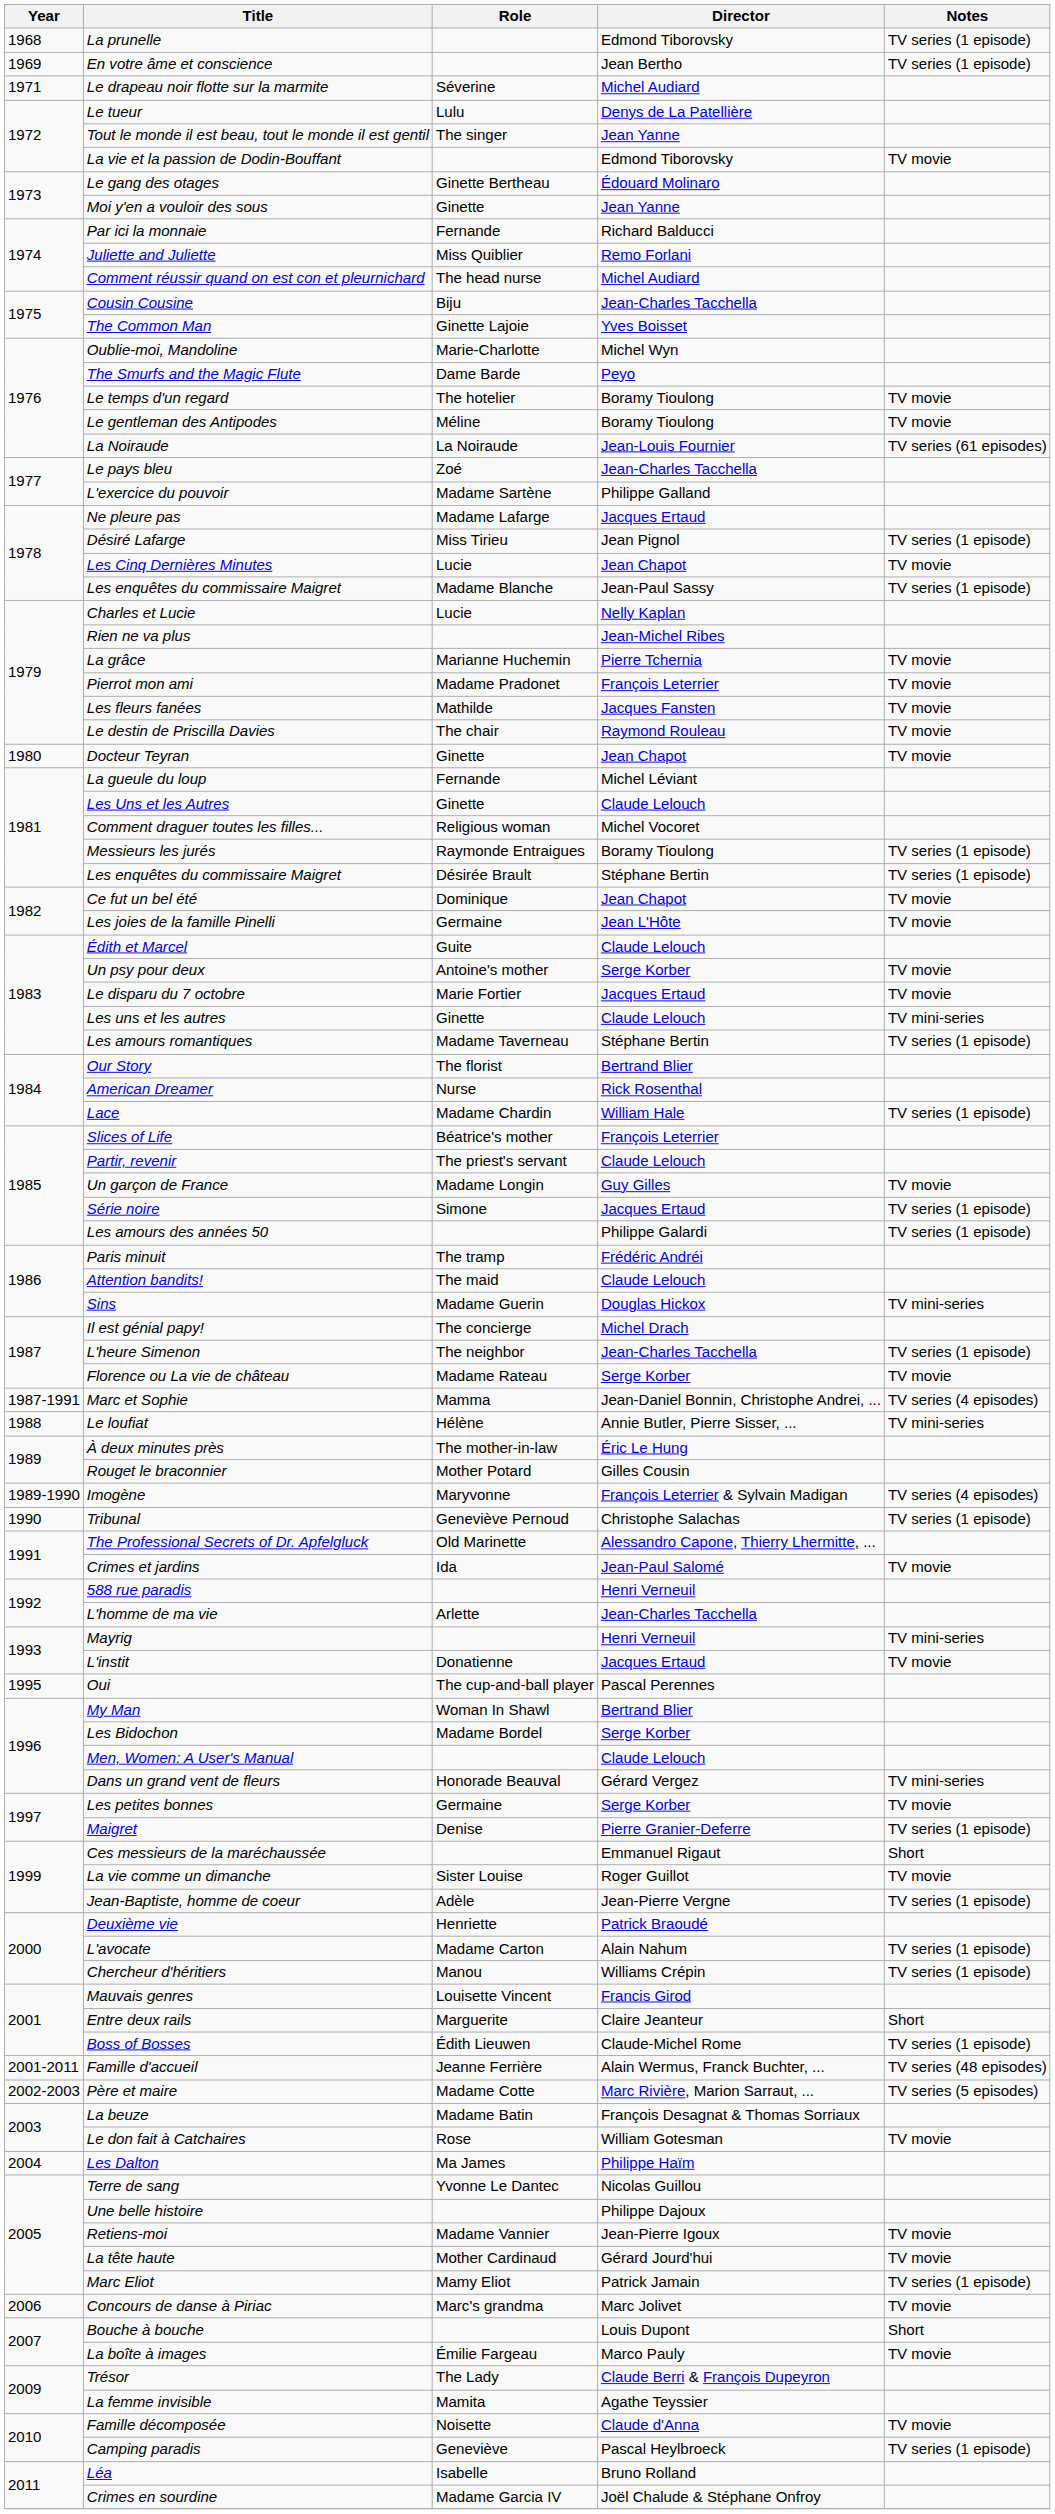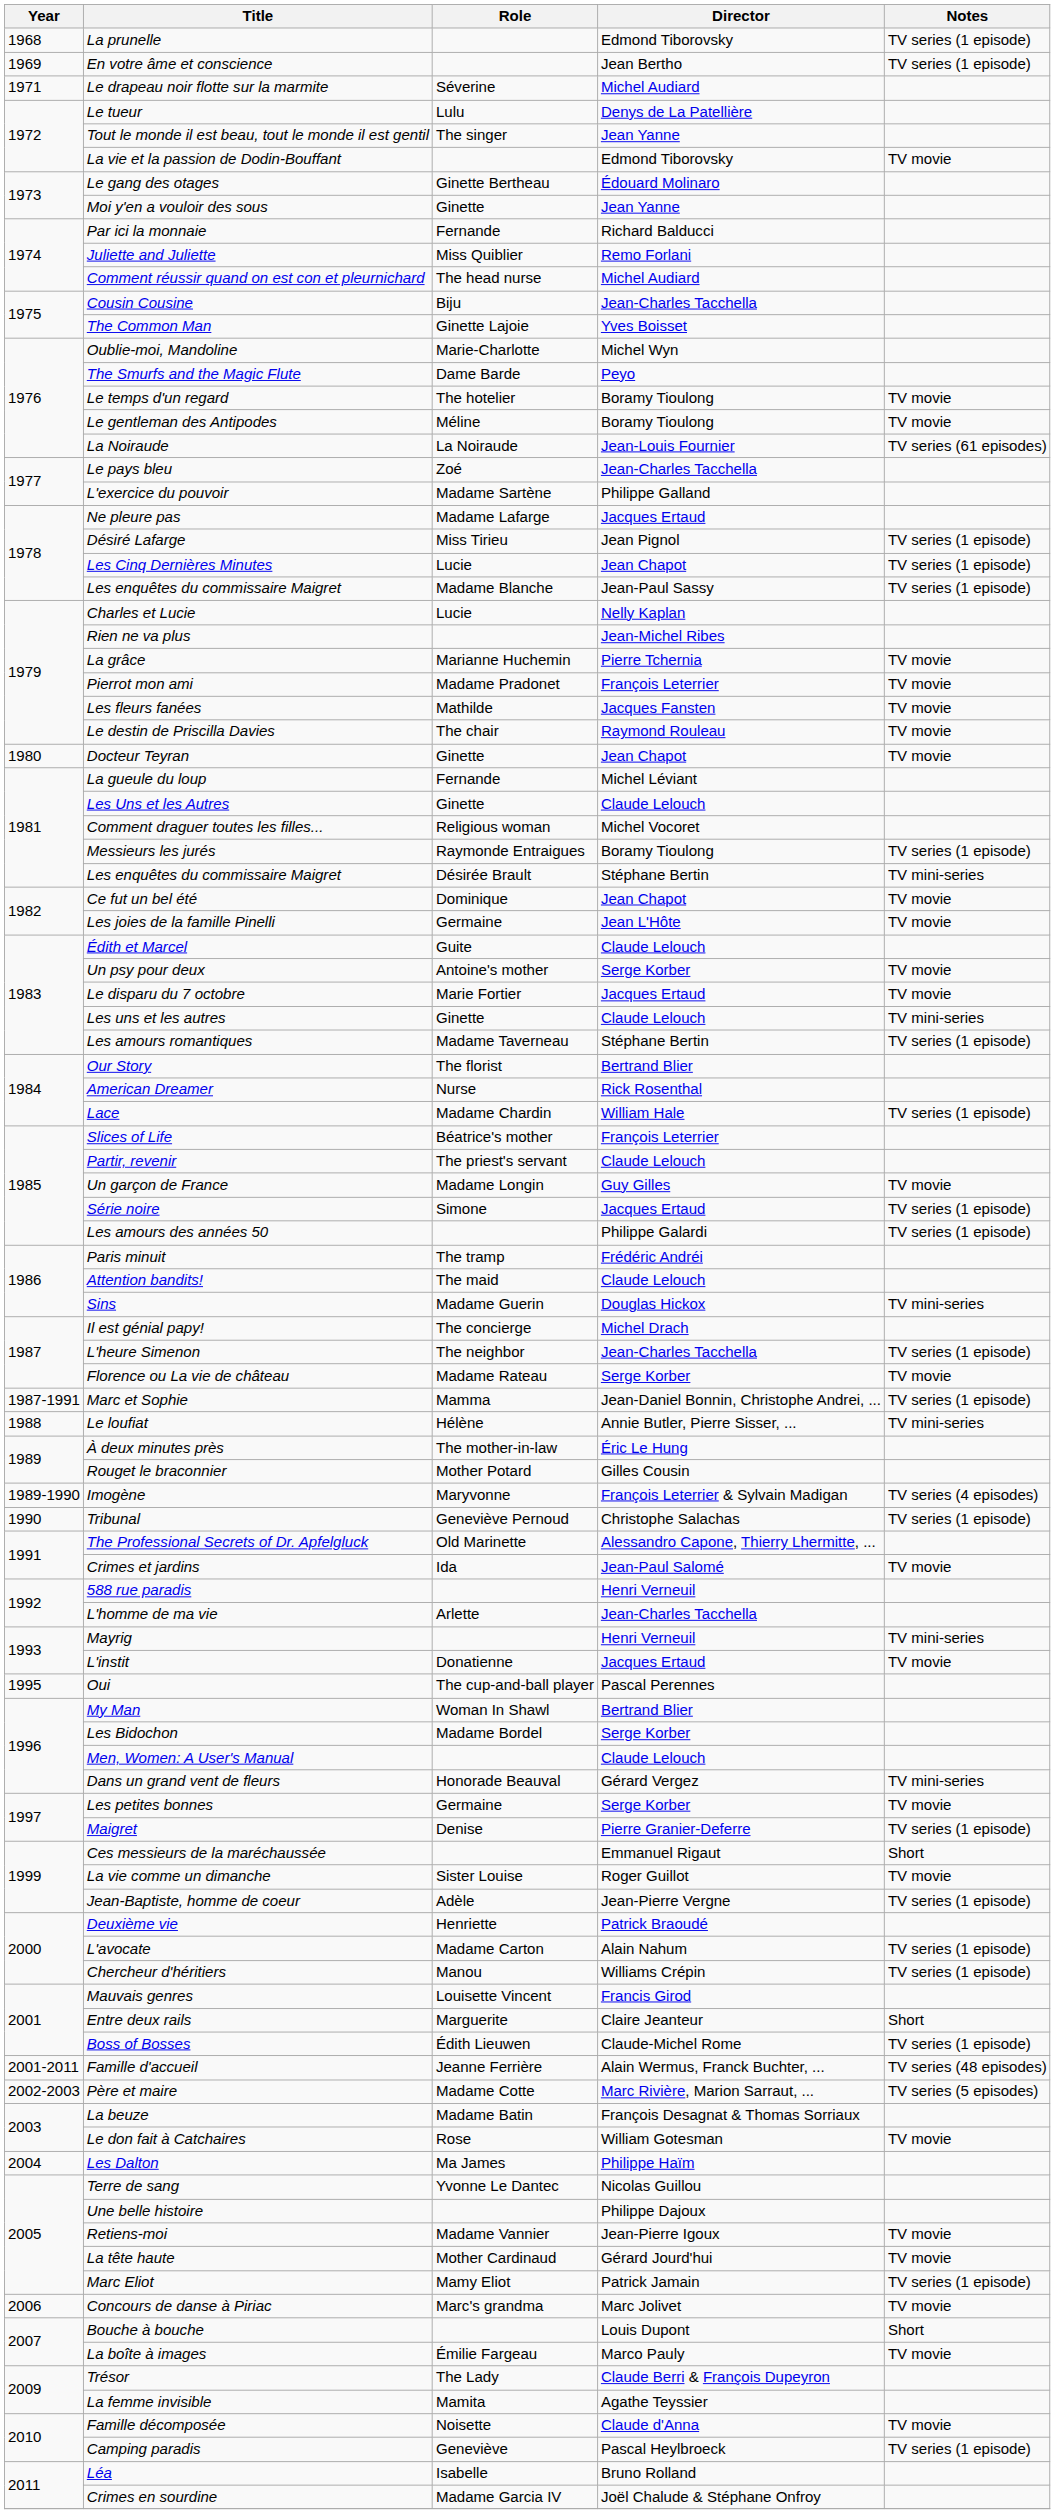(920, 565) TV movie -> (959, 565) TV series (1 episode)
(959, 875) TV series (1 episode) -> (936, 875) TV mini-series
(963, 1399) TV series (4 episodes) -> (959, 1399) TV series (1 episode)
